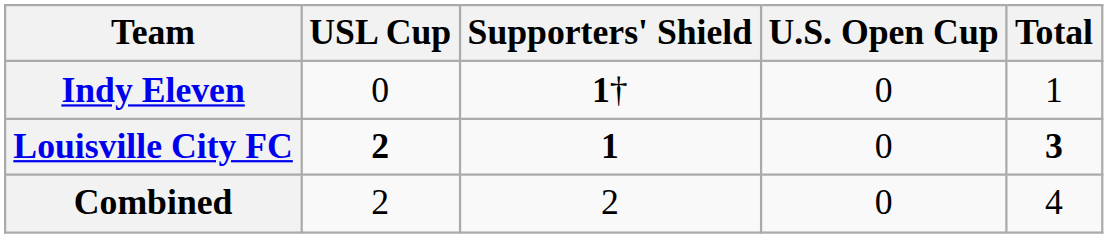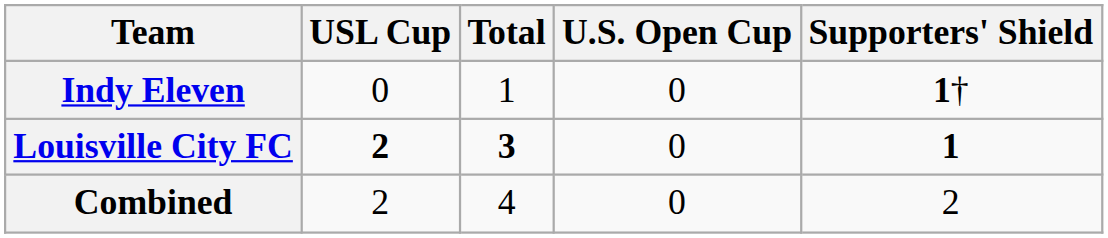columns swapped: (610, 32) <-> (1054, 32)
